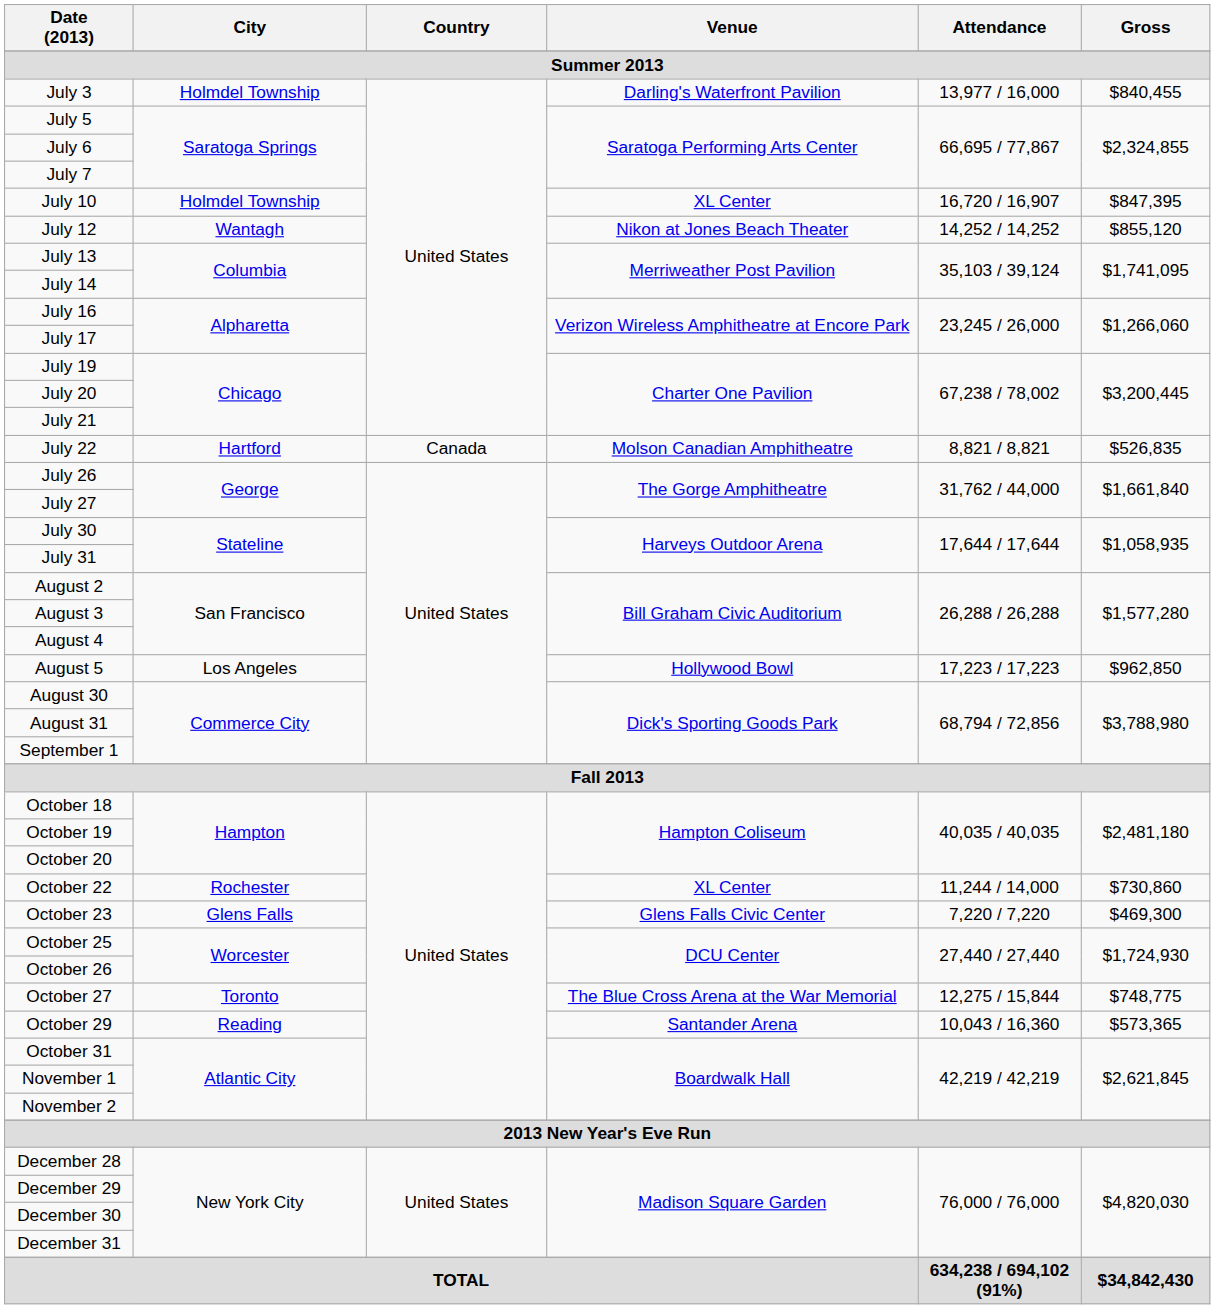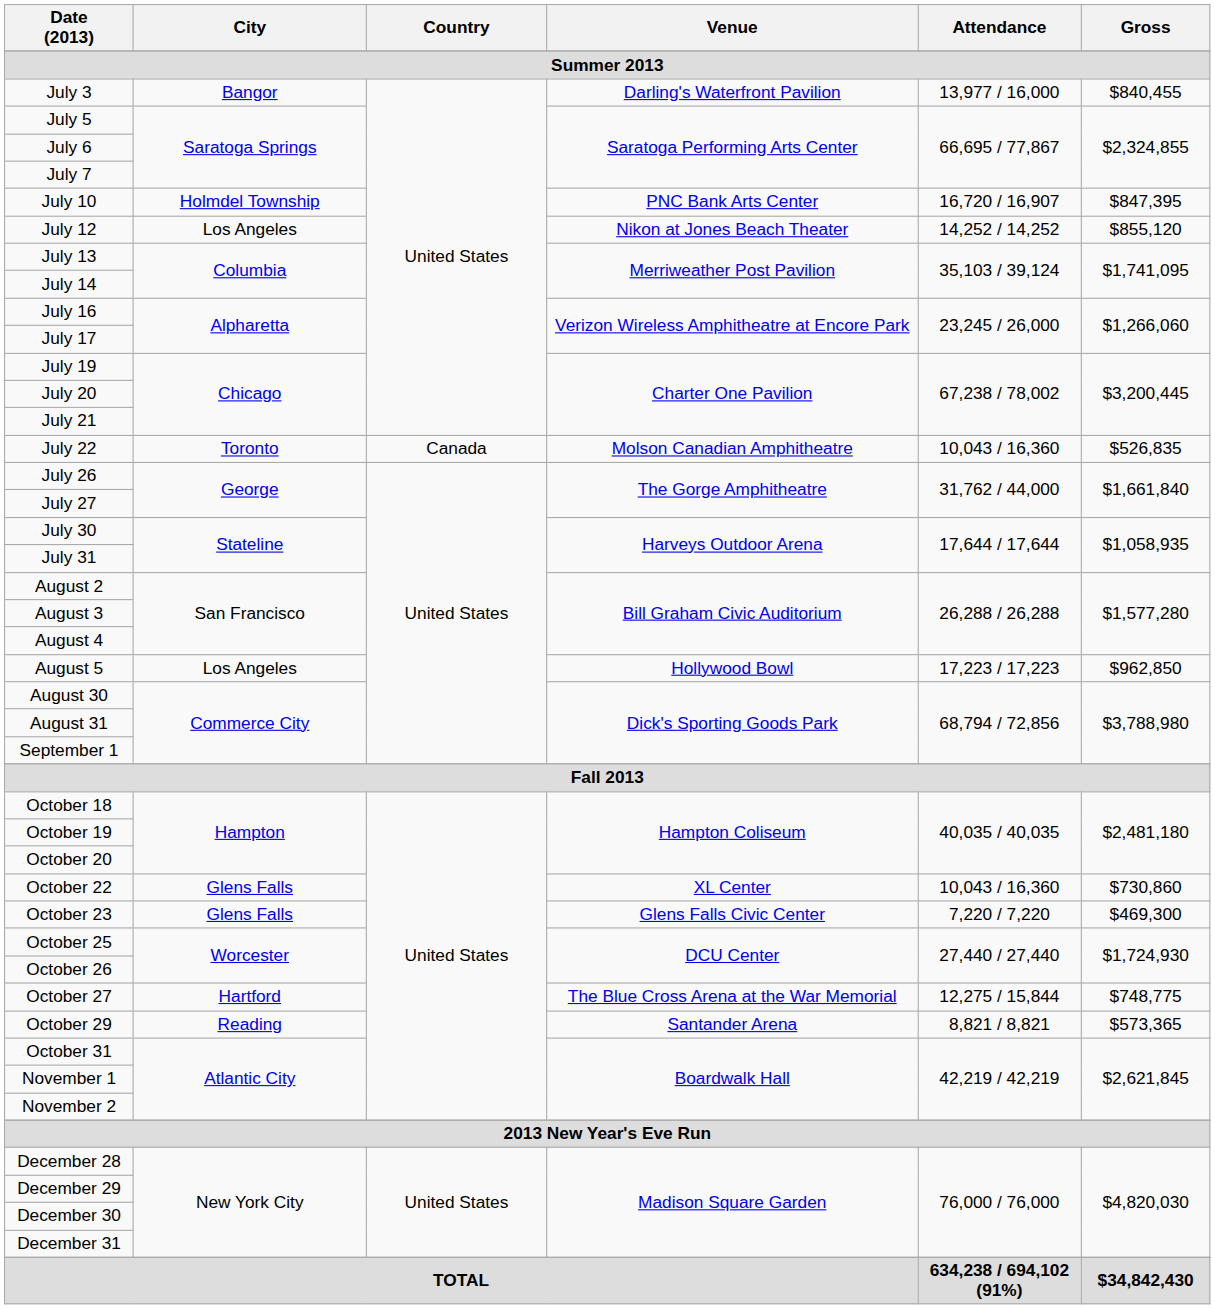(250, 92) Holmdel Township -> (250, 92) Bangor
(732, 202) XL Center -> (732, 202) PNC Bank Arts Center
(250, 229) Wantagh -> (250, 229) Los Angeles
(250, 448) Hartford -> (250, 448) Toronto
(999, 448) 8,821 / 8,821 -> (999, 448) 10,043 / 16,360
(250, 887) Rochester -> (250, 887) Glens Falls
(999, 887) 11,244 / 14,000 -> (999, 887) 10,043 / 16,360
(250, 996) Toronto -> (250, 996) Hartford
(999, 1024) 10,043 / 16,360 -> (999, 1024) 8,821 / 8,821
